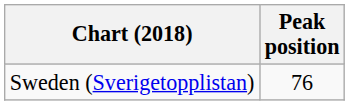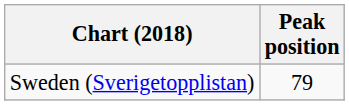(302, 81) 76 -> (302, 81) 79
